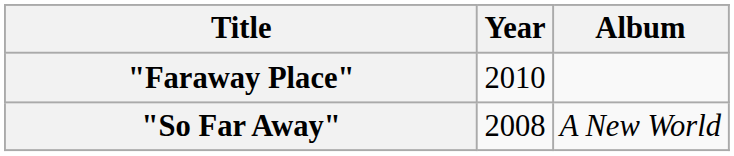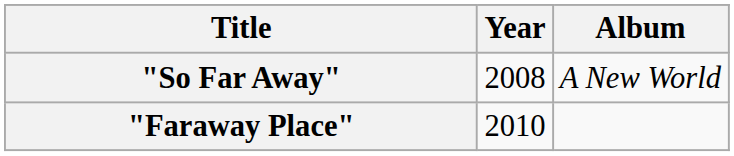rows swapped: (241, 125) <-> (241, 77)
